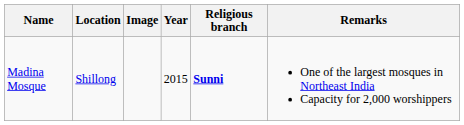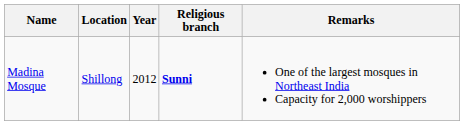- column: (142, 20)
(176, 78) 2015 -> (144, 78) 2012
